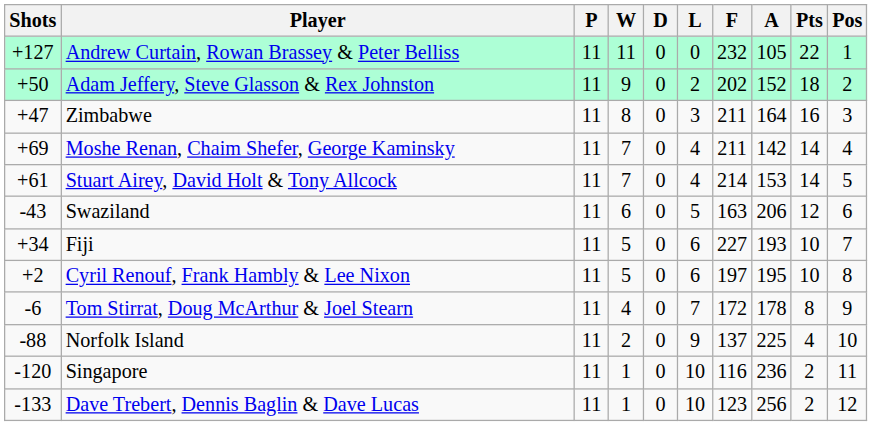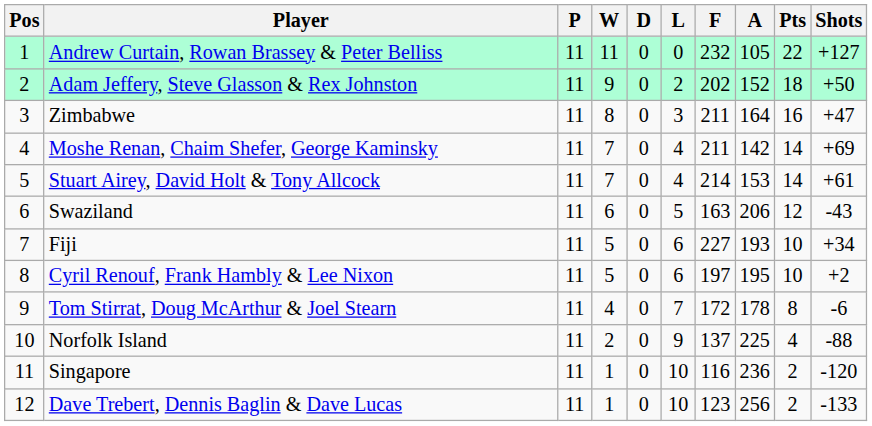columns swapped: (847, 20) <-> (33, 20)
